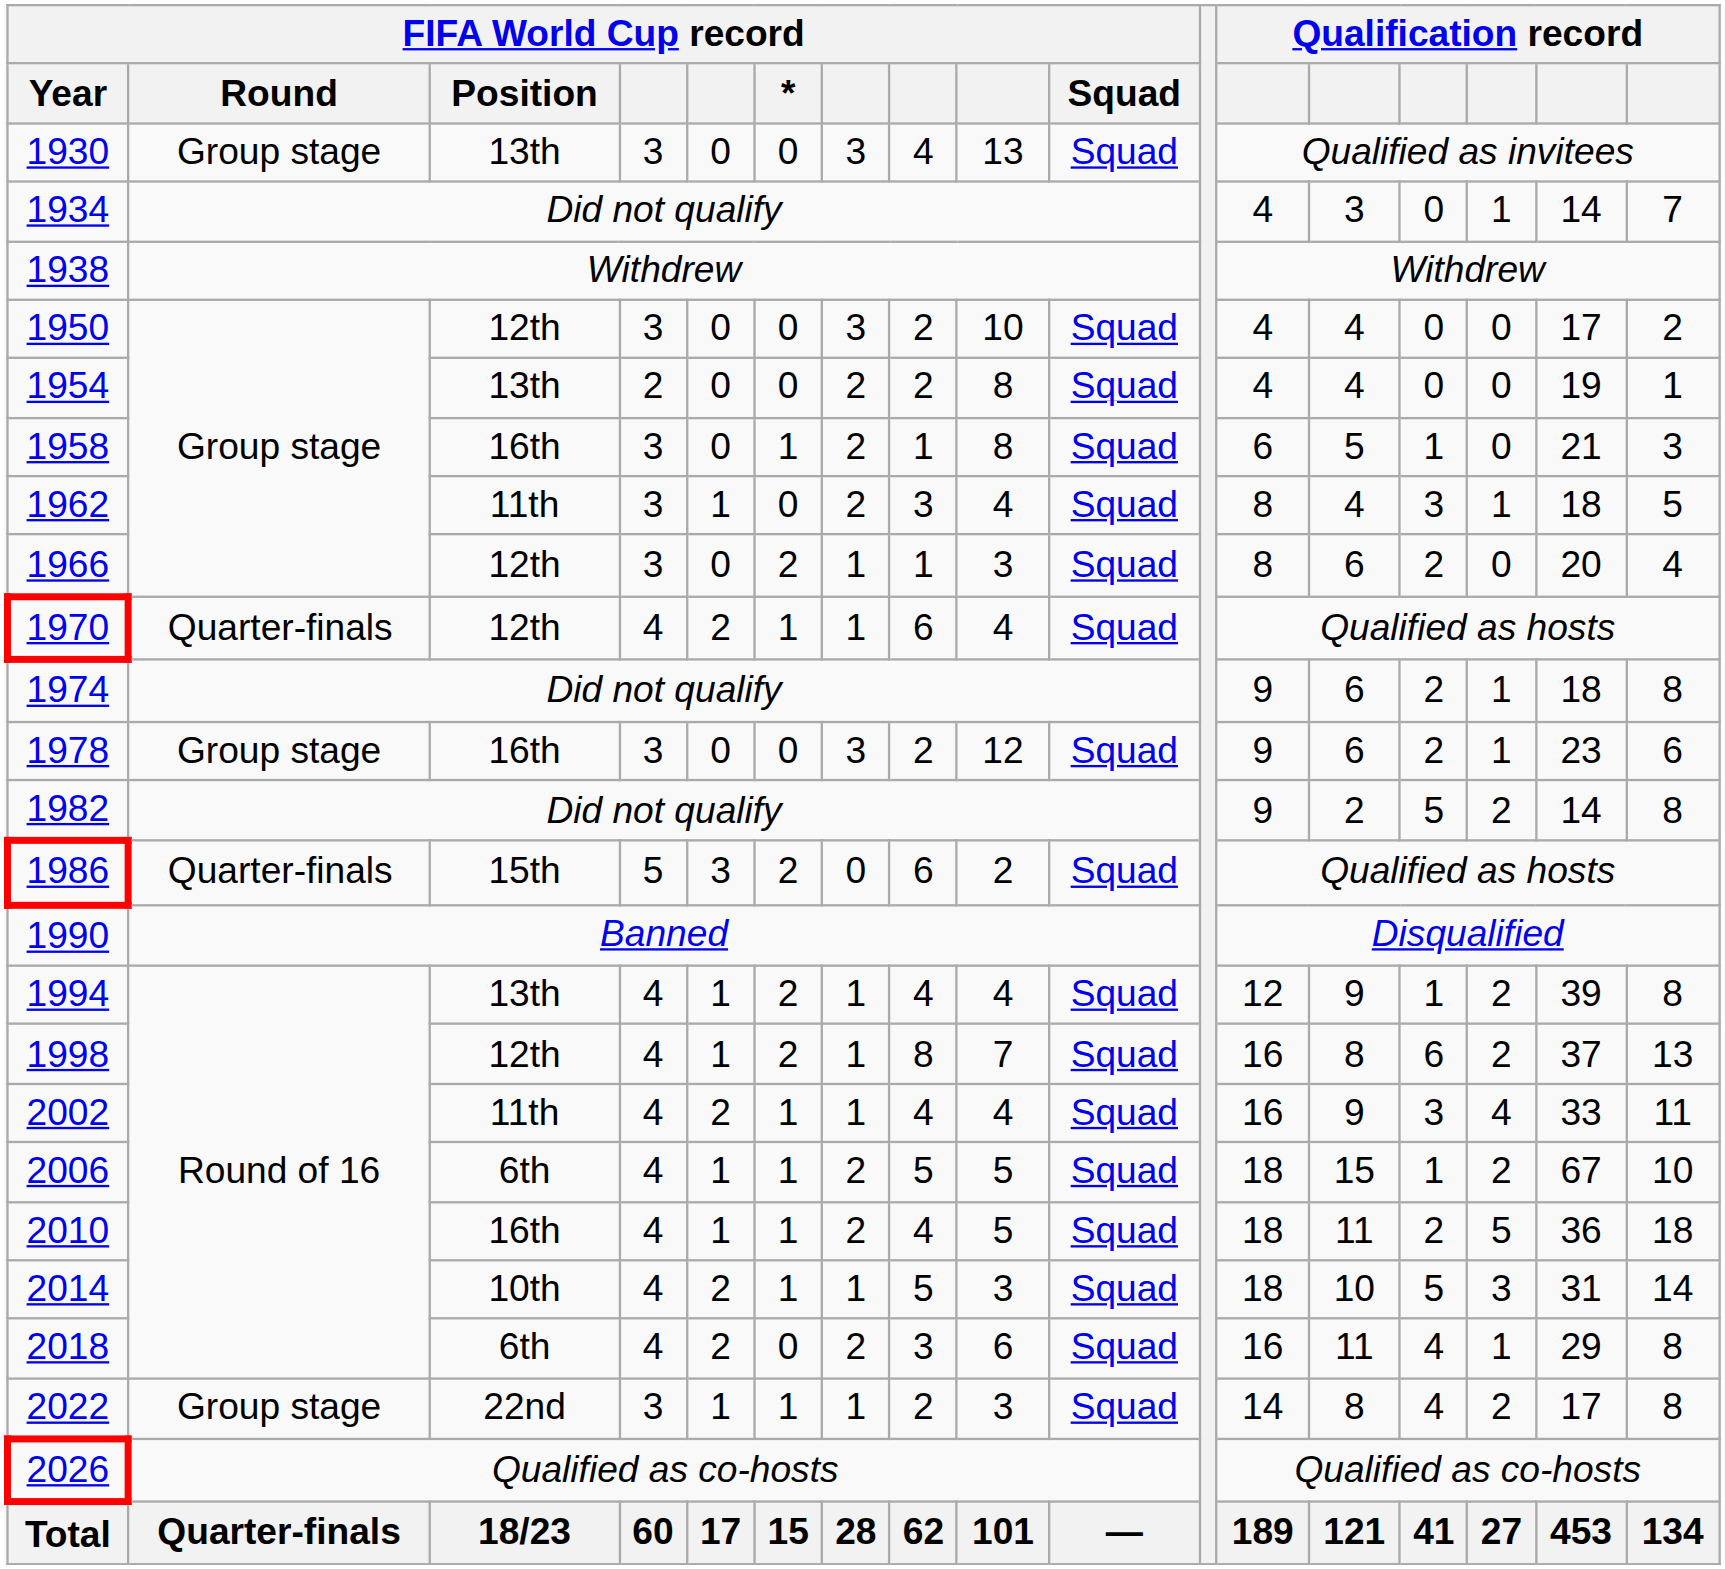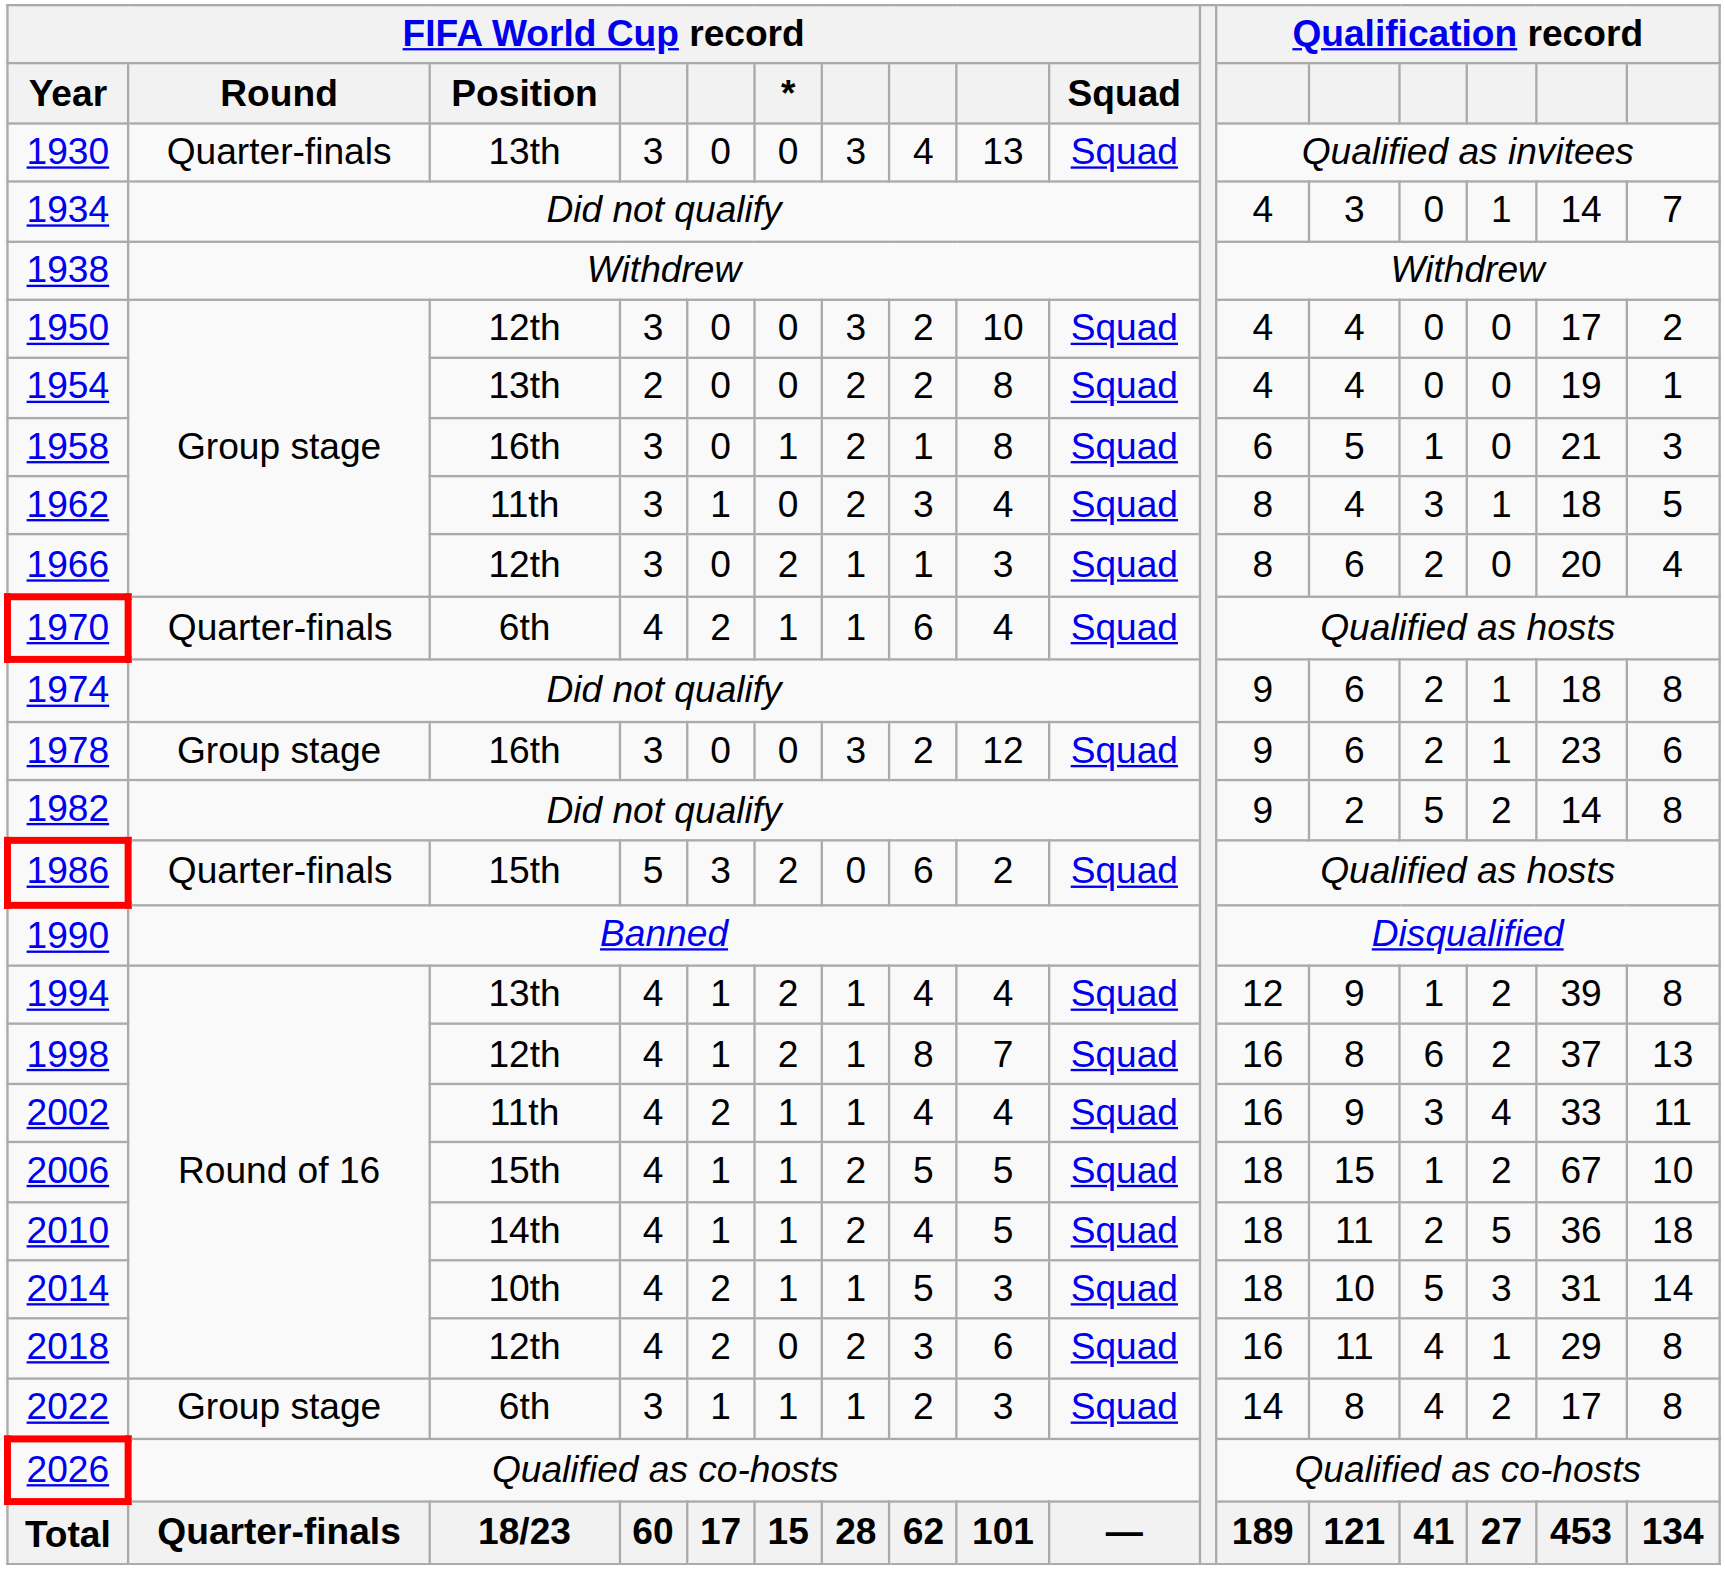(279, 151) Group stage -> (279, 151) Quarter-finals
(525, 627) 12th -> (525, 627) 6th
(525, 1171) 6th -> (525, 1171) 15th
(525, 1229) 16th -> (525, 1229) 14th
(525, 1347) 6th -> (525, 1347) 12th
(525, 1407) 22nd -> (525, 1407) 6th
